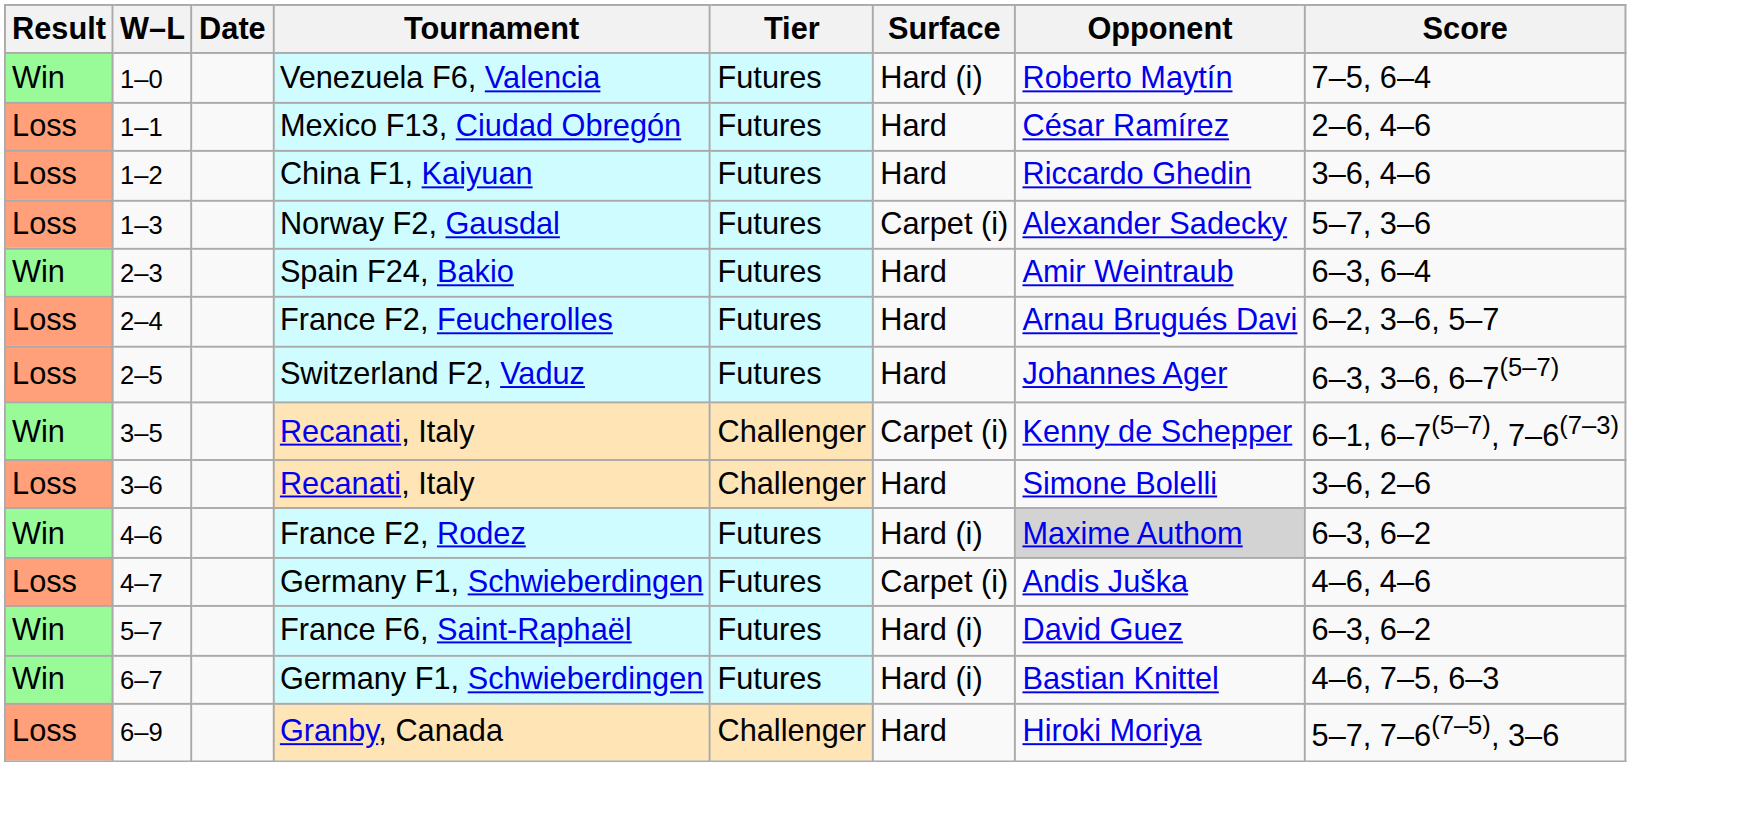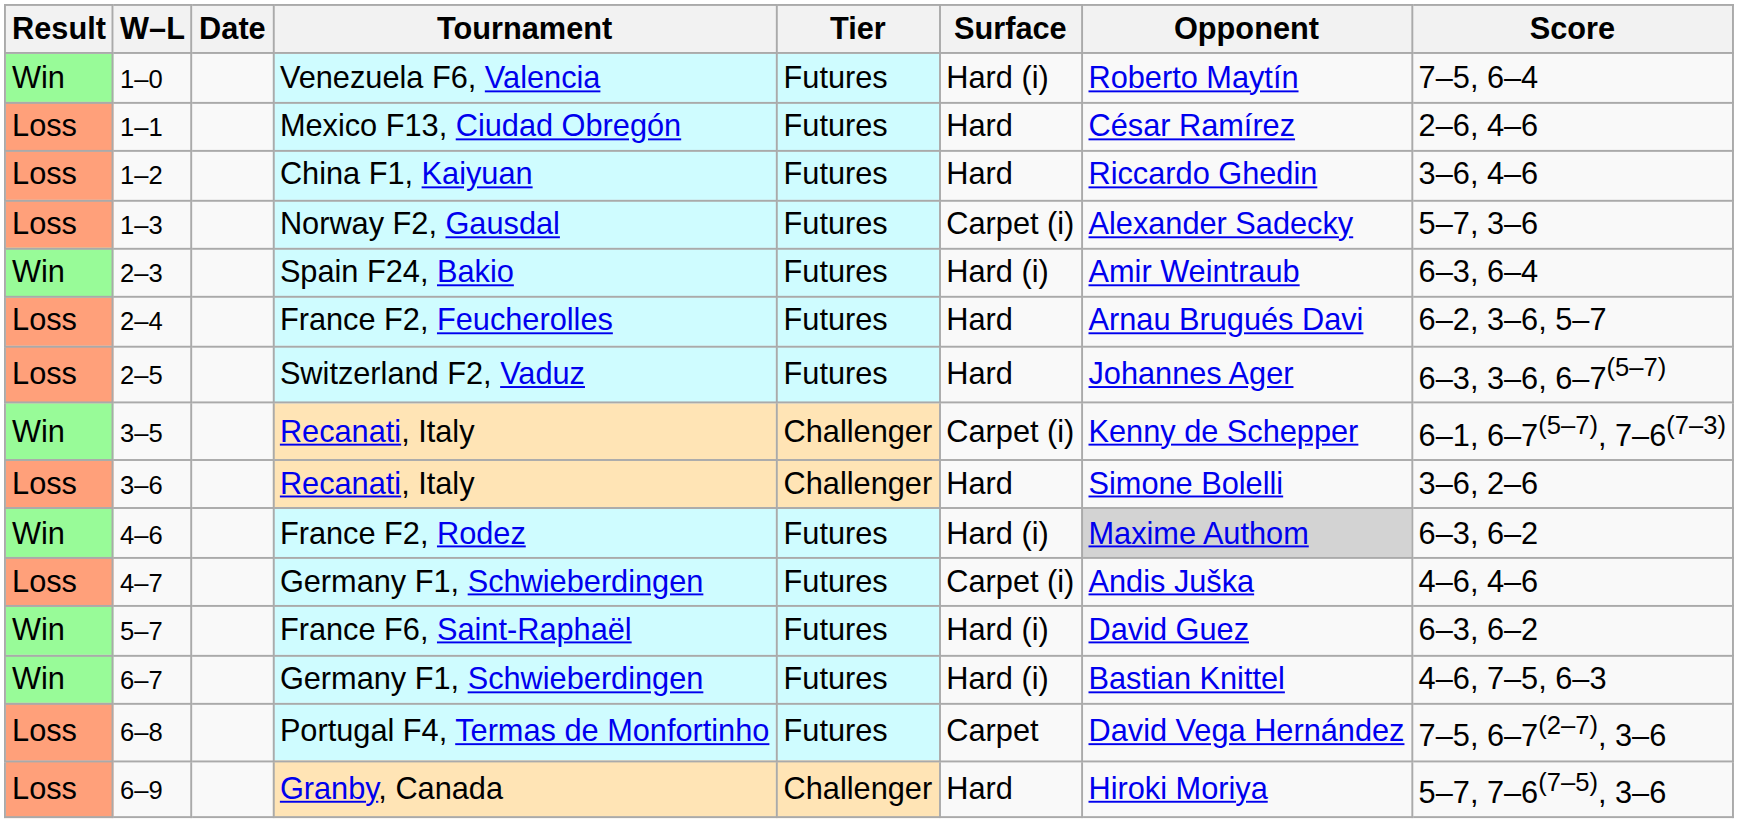(914, 272) Hard -> (998, 272) Hard (i)
+ row: (141, 733)
